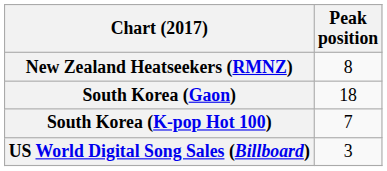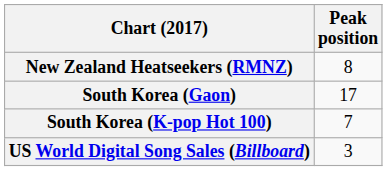(348, 94) 18 -> (348, 94) 17
